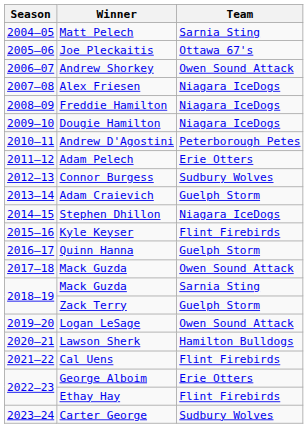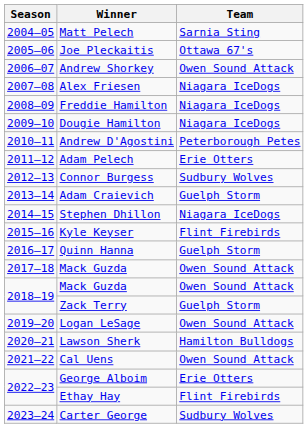(220, 287) Sarnia Sting -> (237, 287) Owen Sound Attack
(230, 360) Flint Firebirds -> (237, 360) Owen Sound Attack
